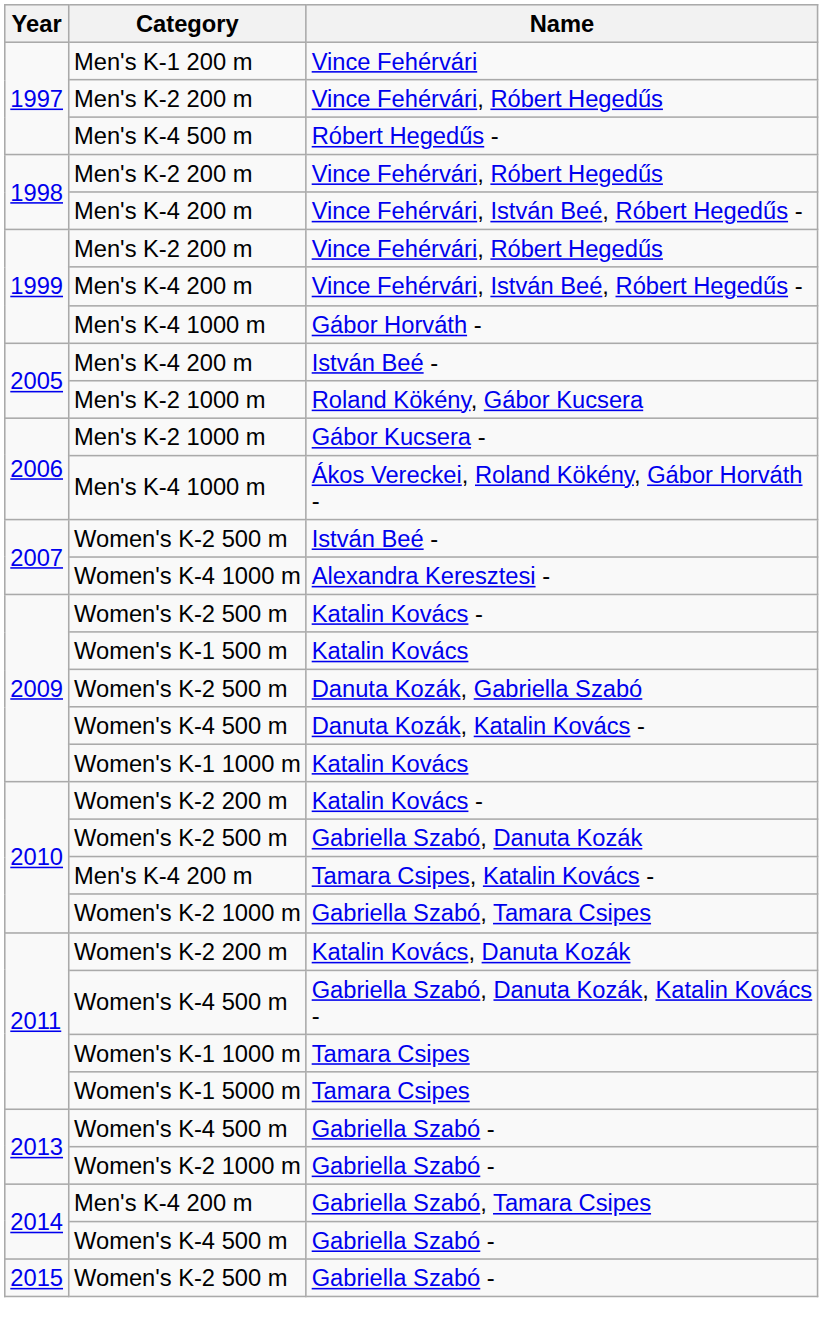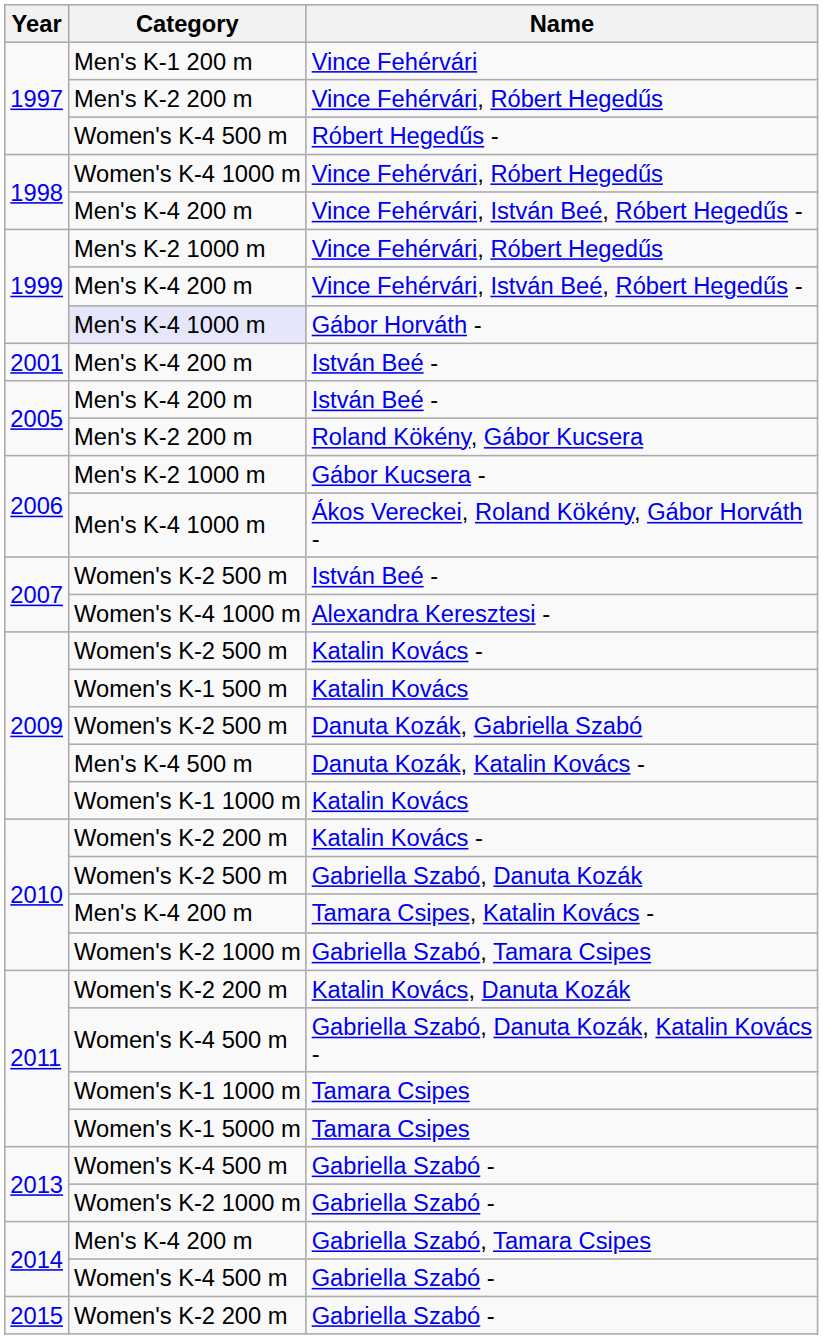(163, 136) Men's K-4 500 m -> (181, 136) Women's K-4 500 m
(163, 174) Men's K-2 200 m -> (187, 174) Women's K-4 1000 m
(163, 249) Men's K-2 200 m -> (170, 249) Men's K-2 1000 m
(170, 324) no background -> (170, 324) lavender background
+ row: (37, 362)
(170, 399) Men's K-2 1000 m -> (163, 437) Men's K-2 200 m
(181, 726) Women's K-4 500 m -> (163, 763) Men's K-4 500 m
(181, 1278) Women's K-2 500 m -> (181, 1316) Women's K-2 200 m
